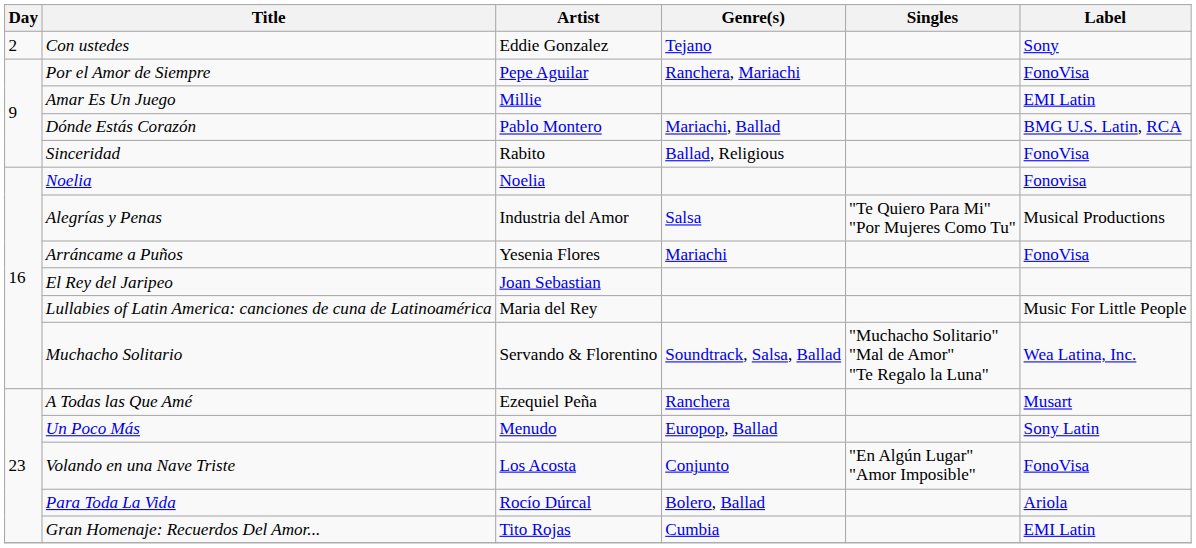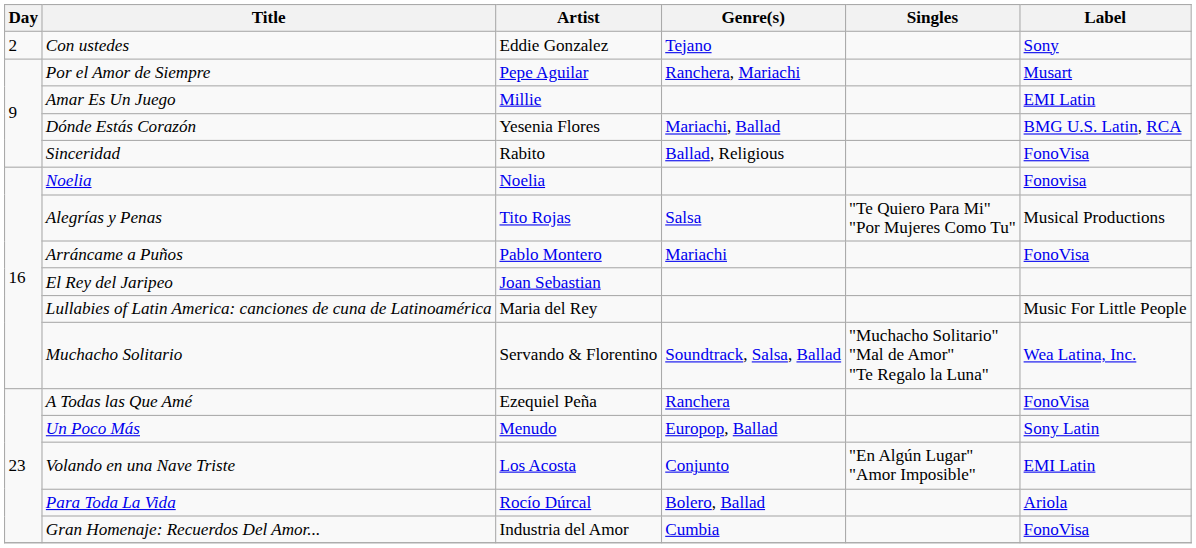(1056, 72) FonoVisa -> (1048, 72) Musart
(551, 126) Pablo Montero -> (550, 126) Yesenia Flores
(564, 217) Industria del Amor -> (535, 217) Tito Rojas
(550, 254) Yesenia Flores -> (551, 254) Pablo Montero
(1048, 401) Musart -> (1056, 401) FonoVisa
(1056, 465) FonoVisa -> (1060, 465) EMI Latin
(535, 529) Tito Rojas -> (564, 529) Industria del Amor
(1060, 529) EMI Latin -> (1056, 529) FonoVisa
